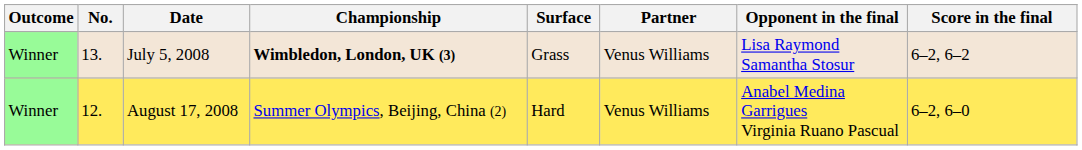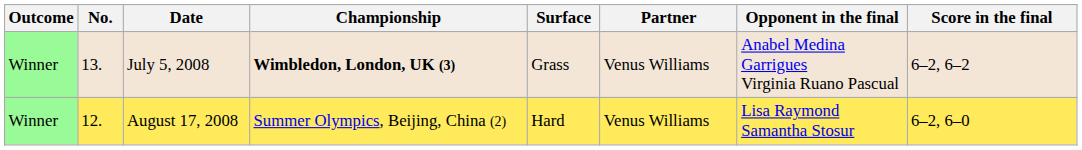(798, 54) Lisa Raymond Samantha Stosur -> (820, 64) Anabel Medina Garrigues Virginia Ruano Pascual
(820, 110) Anabel Medina Garrigues Virginia Ruano Pascual -> (798, 120) Lisa Raymond Samantha Stosur
